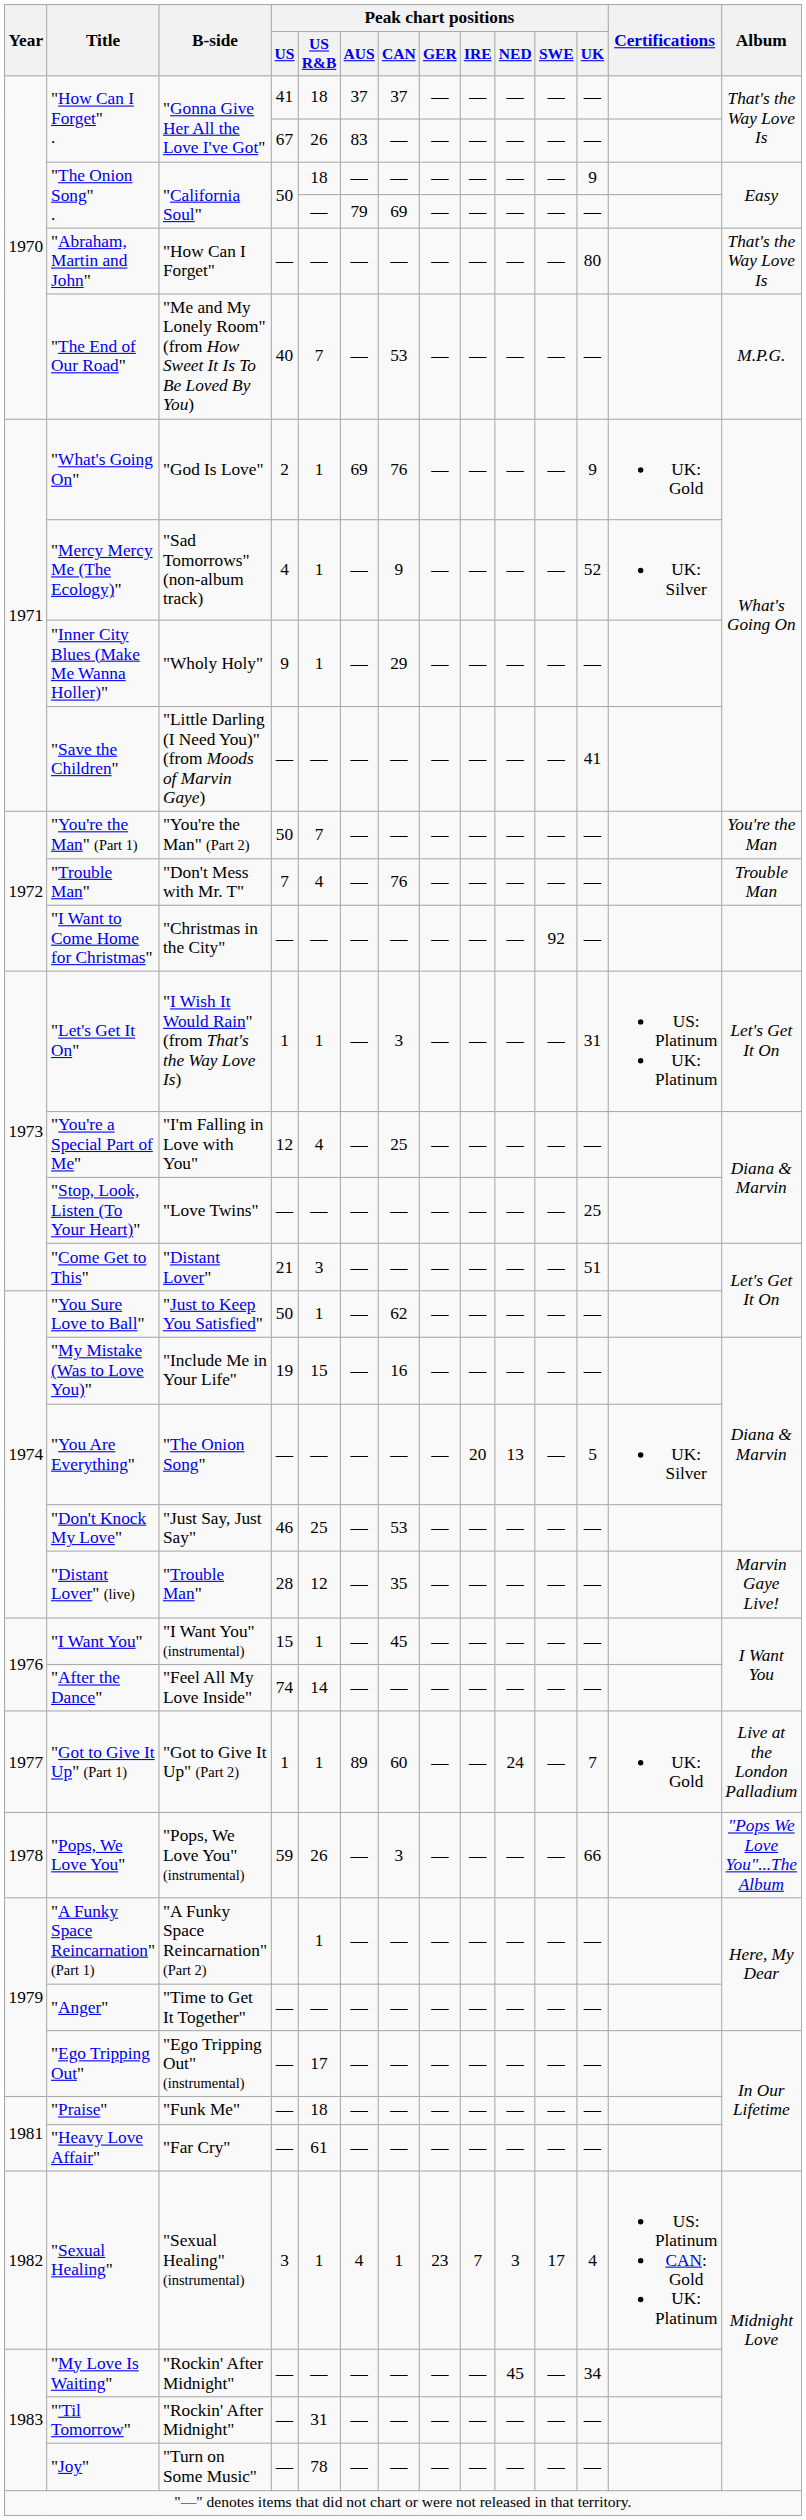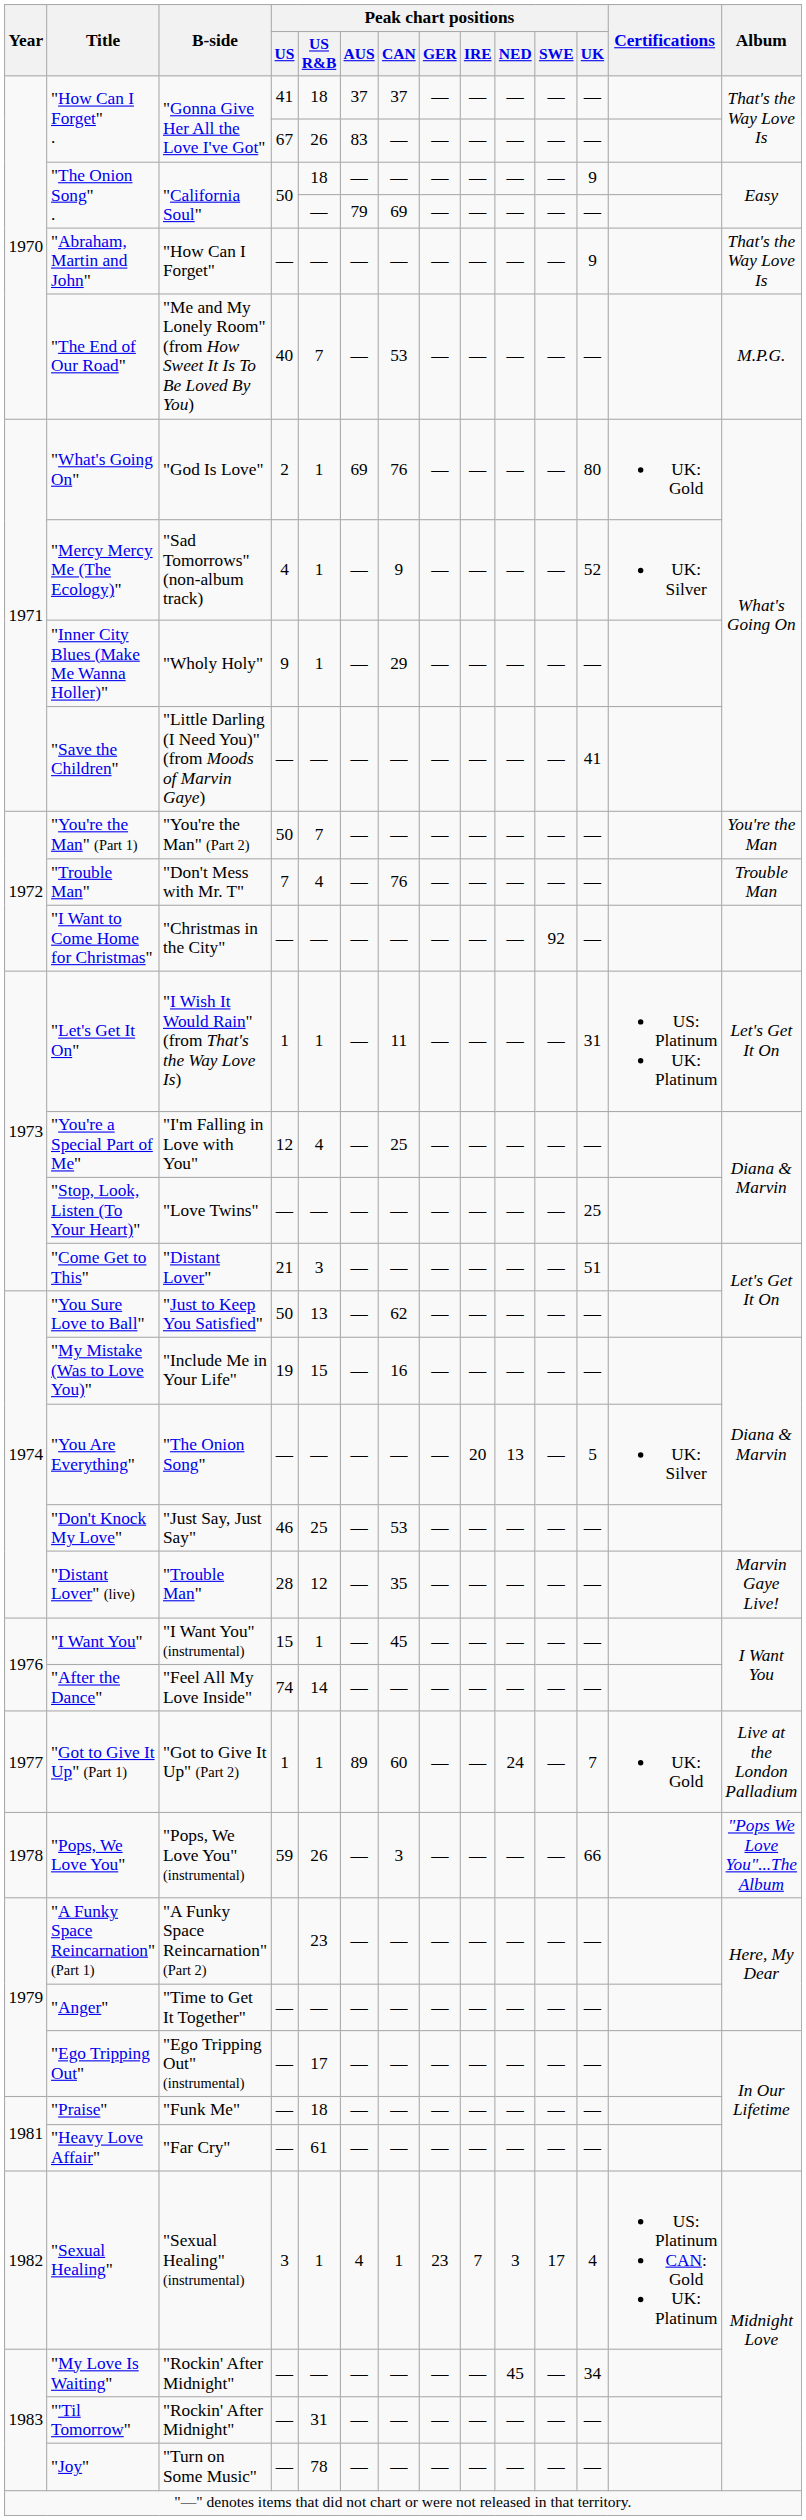(592, 261) 80 -> (592, 261) 9
(592, 469) 9 -> (592, 469) 80
(399, 1041) 3 -> (399, 1041) 11
(319, 1313) 1 -> (319, 1313) 13
(319, 1940) 1 -> (319, 1940) 23
